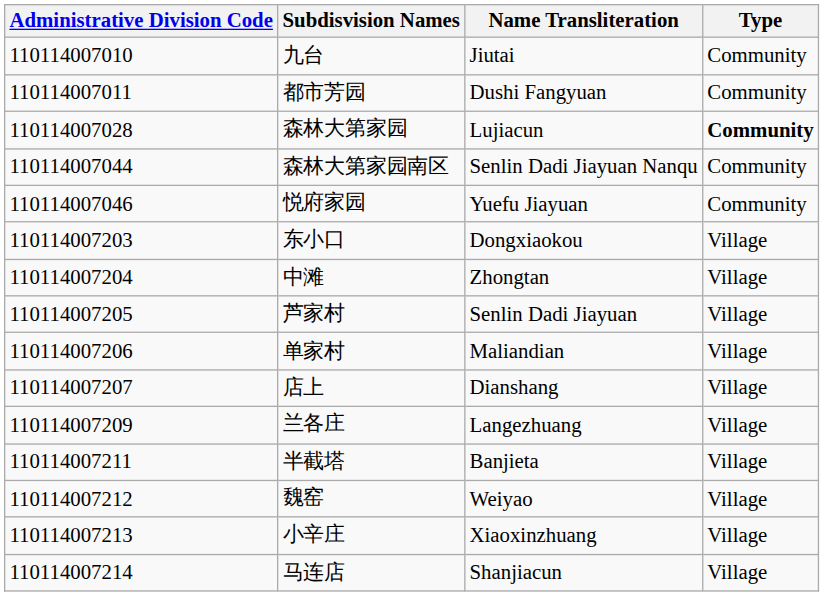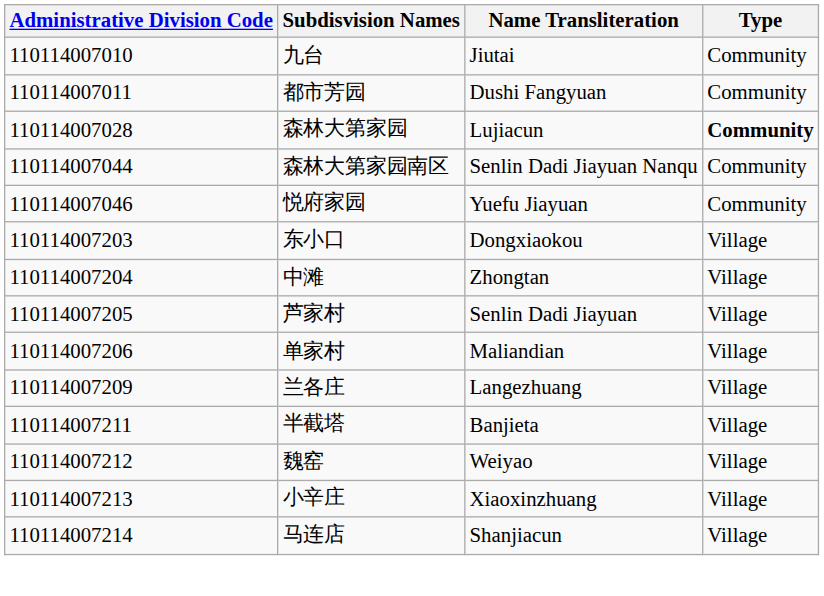- row: (303, 387)
